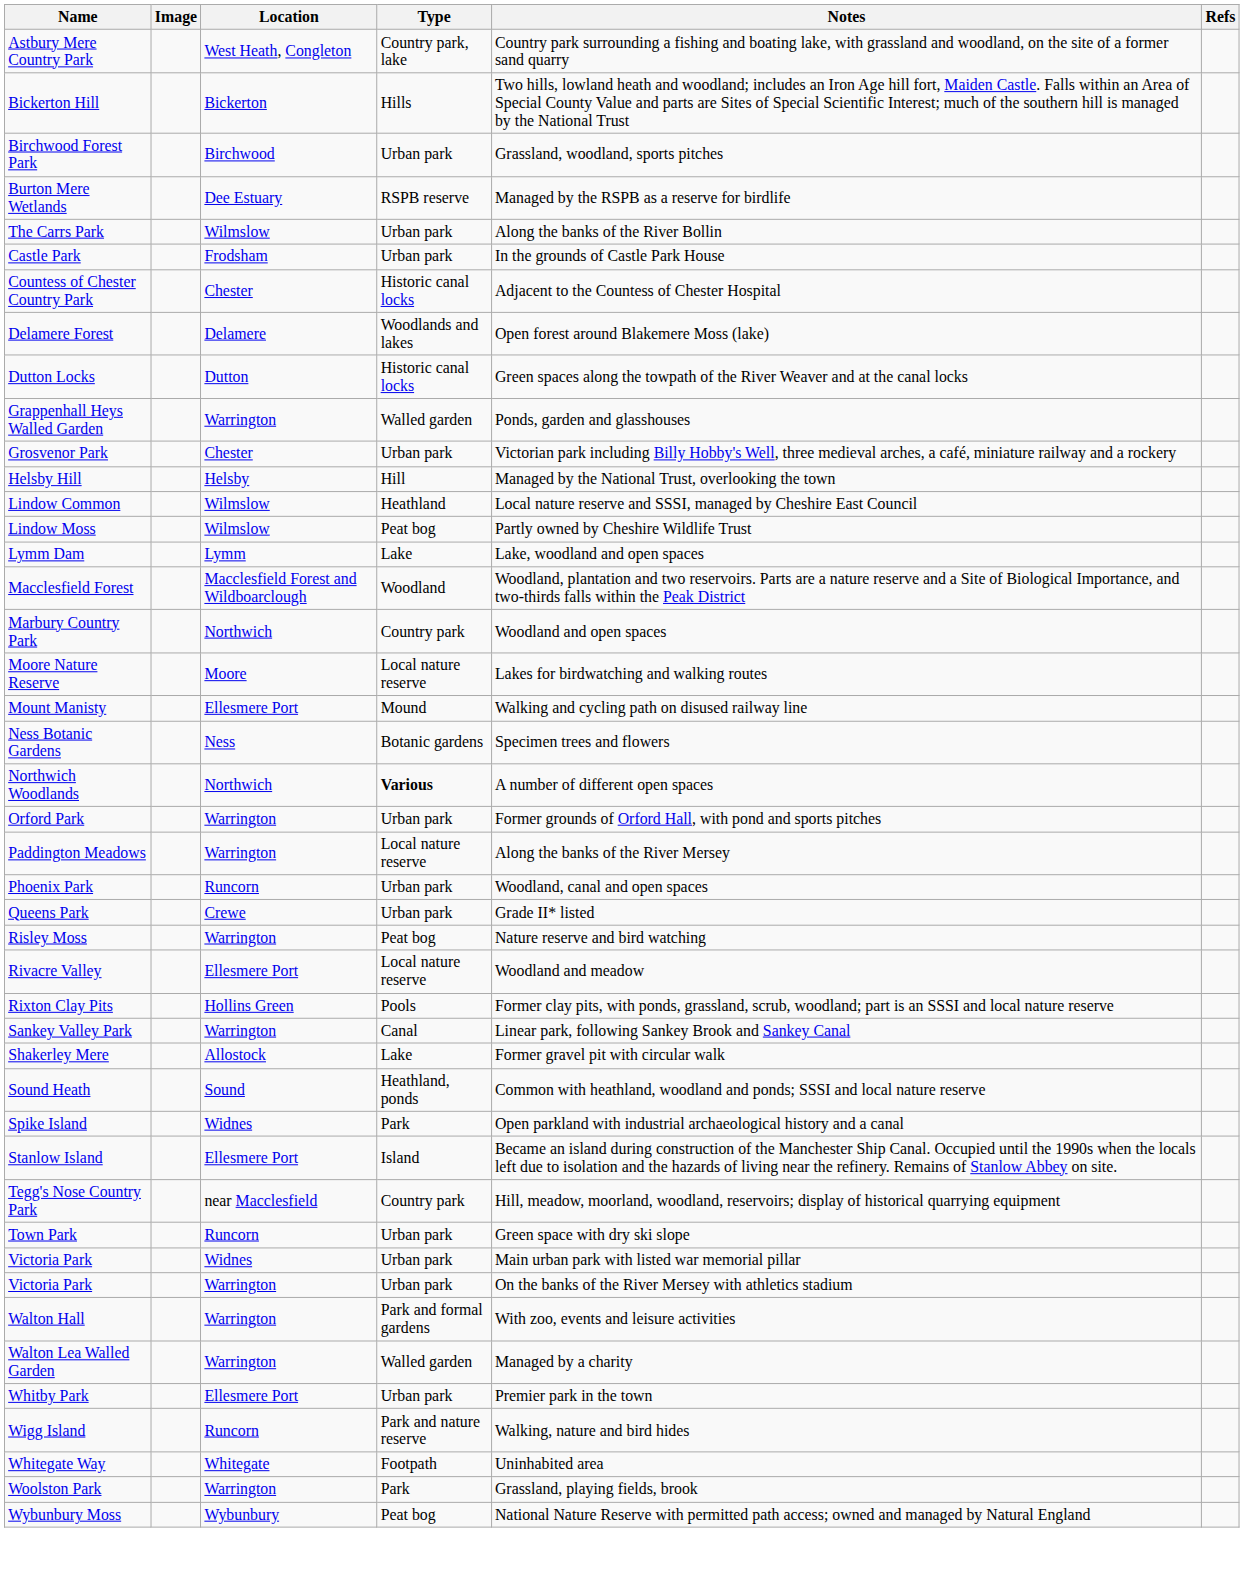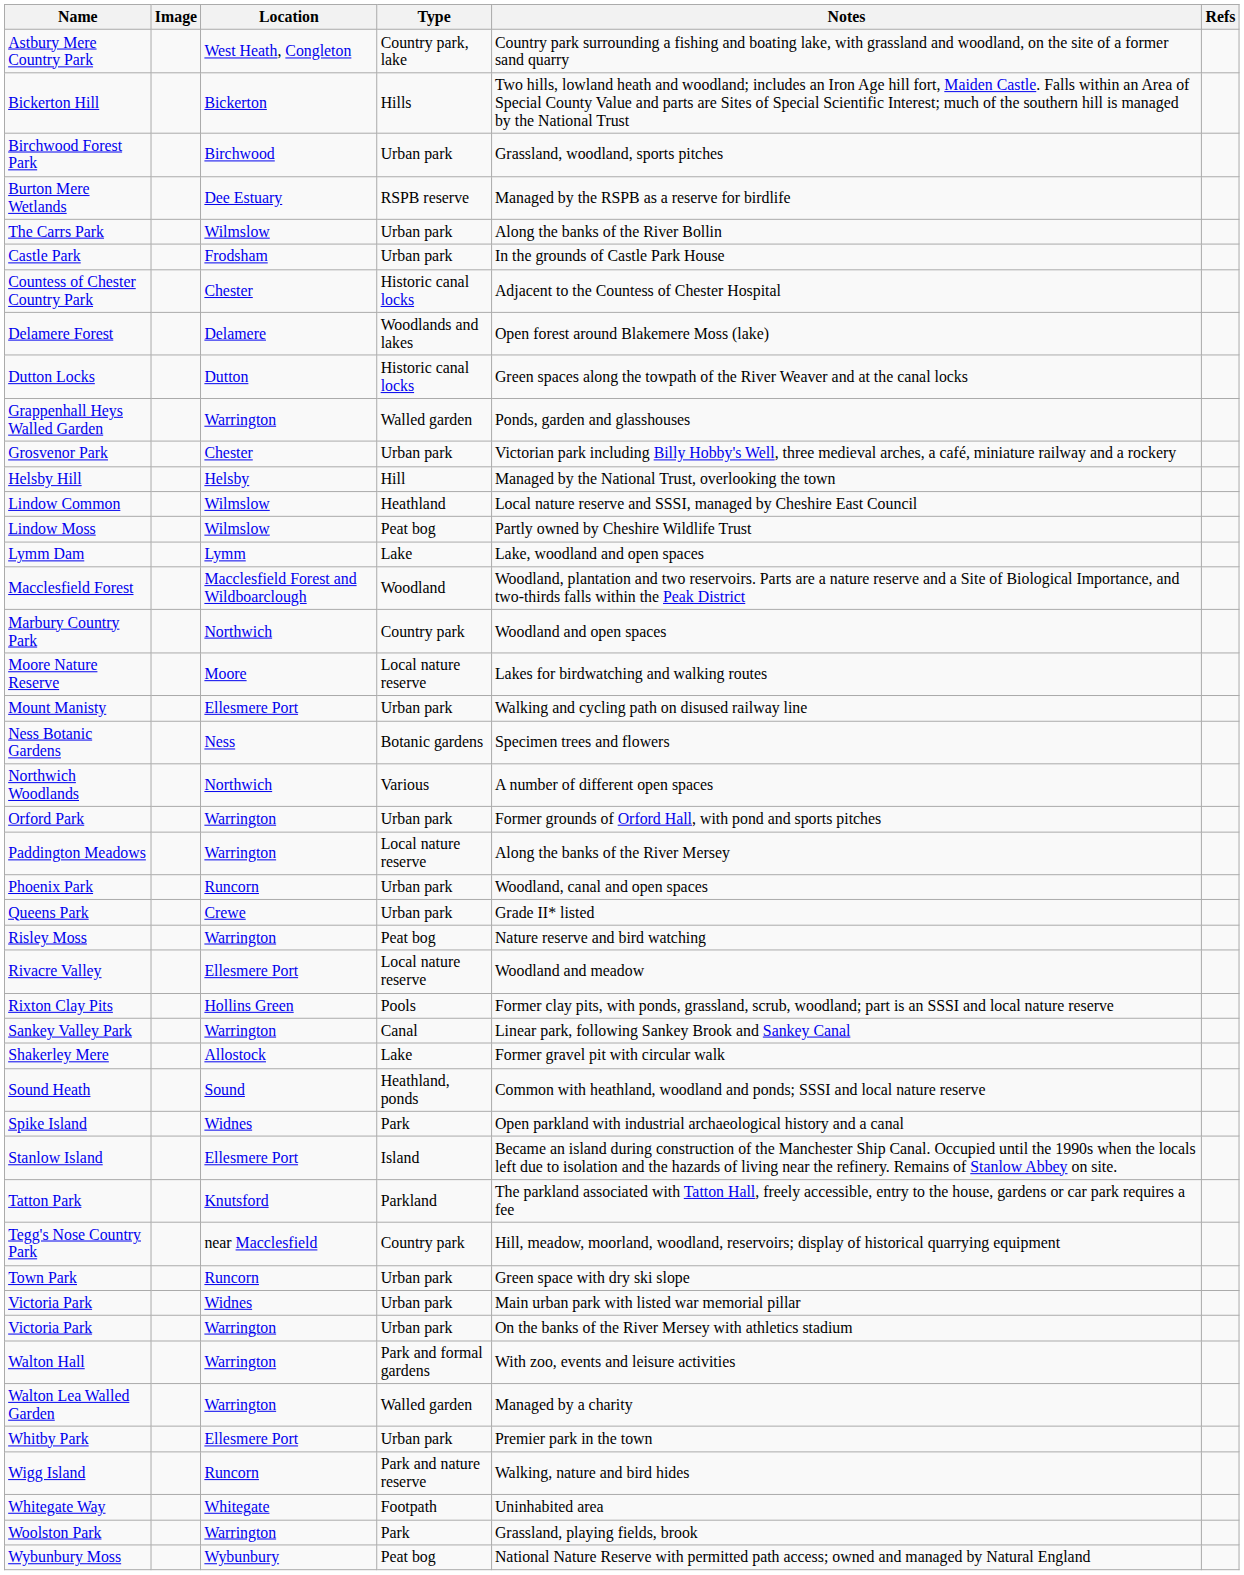(404, 708) Mound -> (416, 708) Urban park
(407, 785) bold -> (405, 785) normal
+ row: (45, 1200)
